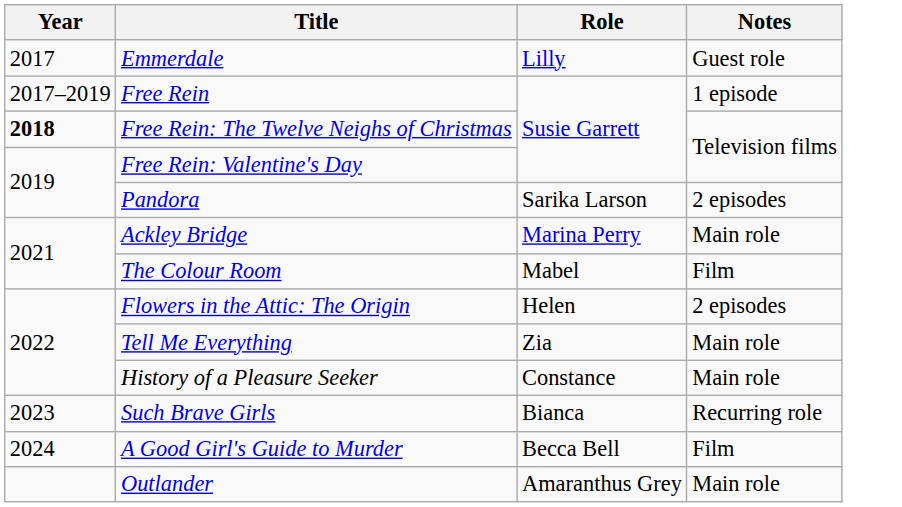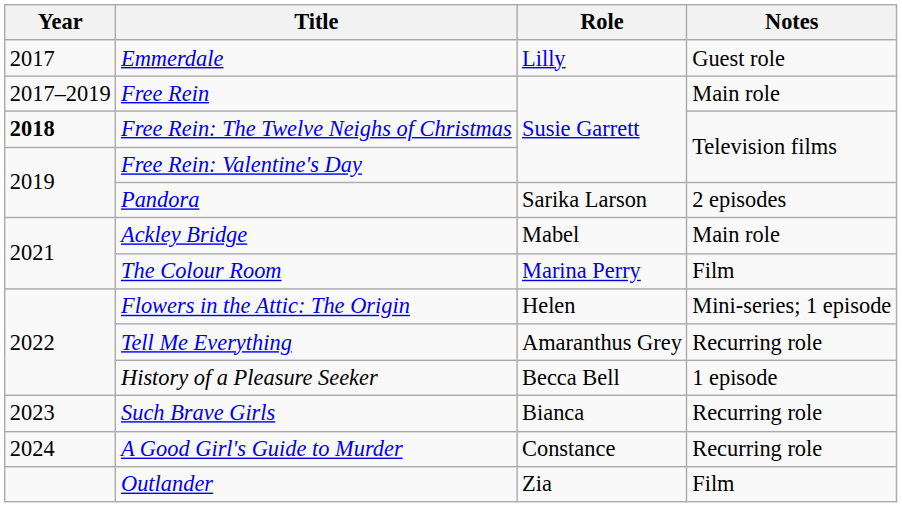(735, 93) 1 episode -> (736, 93) Main role
(581, 235) Marina Perry -> (551, 235) Mabel
(551, 270) Mabel -> (581, 270) Marina Perry
(739, 306) 2 episodes -> (792, 306) Mini-series; 1 episode
(537, 341) Zia -> (602, 341) Amaranthus Grey
(736, 341) Main role -> (757, 341) Recurring role
(569, 377) Constance -> (571, 377) Becca Bell
(736, 377) Main role -> (735, 377) 1 episode
(571, 448) Becca Bell -> (569, 448) Constance
(713, 448) Film -> (757, 448) Recurring role
(602, 484) Amaranthus Grey -> (537, 484) Zia
(736, 484) Main role -> (713, 484) Film
